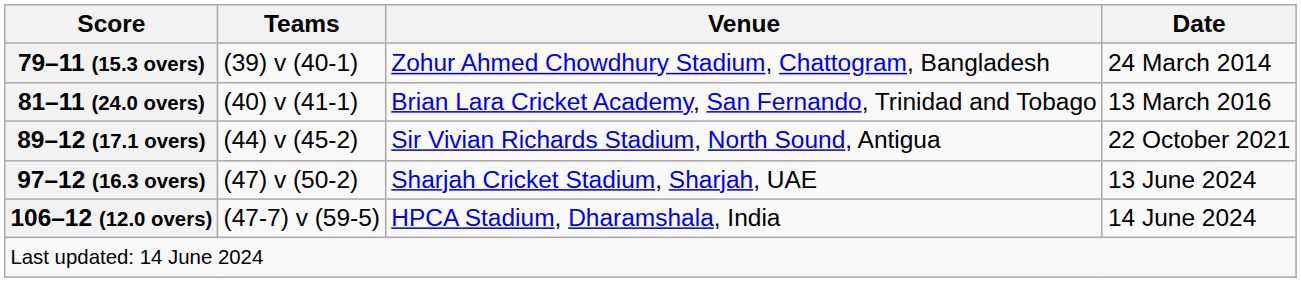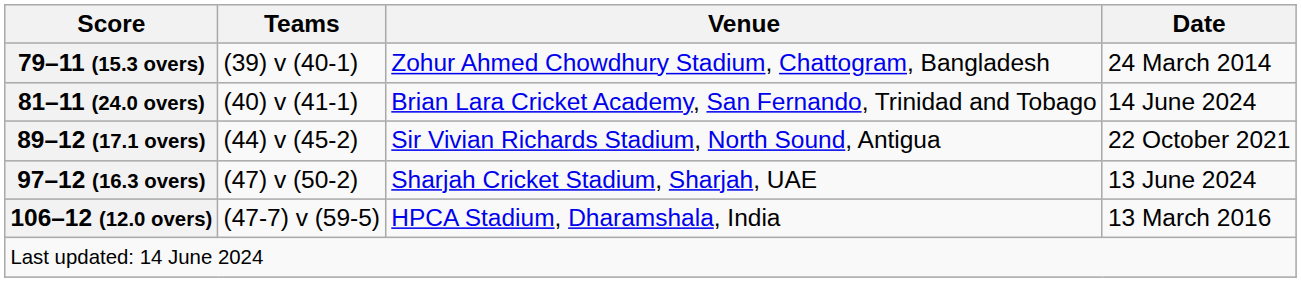(1190, 101) 13 March 2016 -> (1182, 101) 14 June 2024
(1182, 218) 14 June 2024 -> (1190, 218) 13 March 2016
